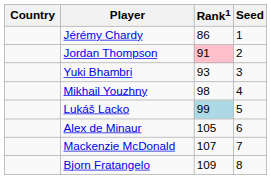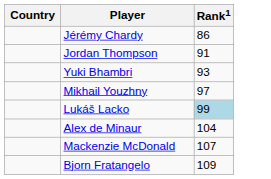- column: (250, 15)
(203, 53) pink background -> (203, 53) no background
(203, 91) 98 -> (203, 91) 97
(206, 128) 105 -> (206, 128) 104
